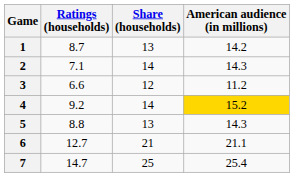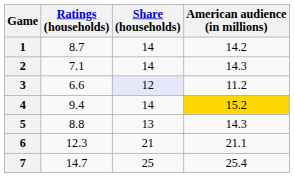(148, 47) 13 -> (148, 47) 14
(148, 85) no background -> (148, 85) lavender background
(77, 104) 9.2 -> (77, 104) 9.4
(77, 143) 12.7 -> (77, 143) 12.3
